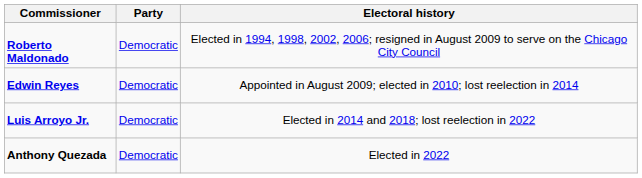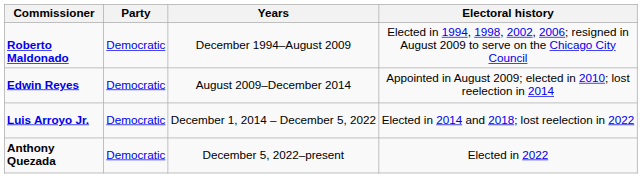+ column: (273, 13)
